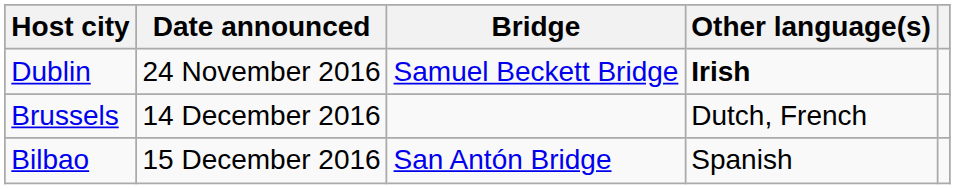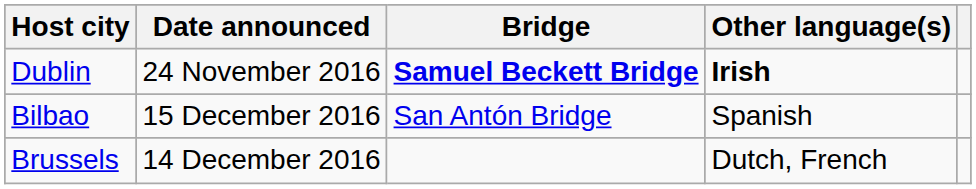(536, 71) normal -> (546, 71) bold
rows swapped: (65, 115) <-> (50, 159)
